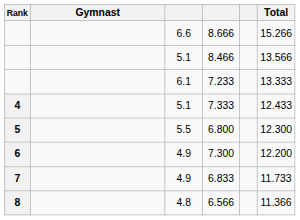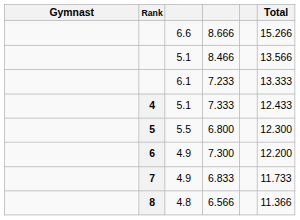columns swapped: (17, 13) <-> (98, 12)
